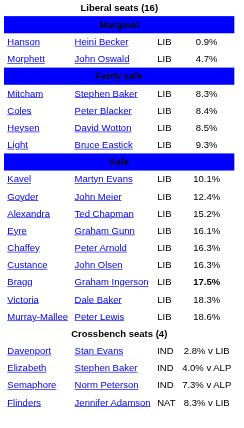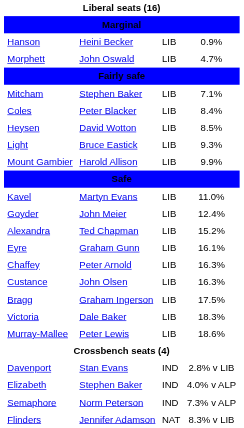(207, 93) 8.3% -> (211, 93) 7.1%
+ row: (40, 162)
(207, 179) 10.1% -> (211, 196) 11.0%
(207, 282) bold -> (211, 299) normal
